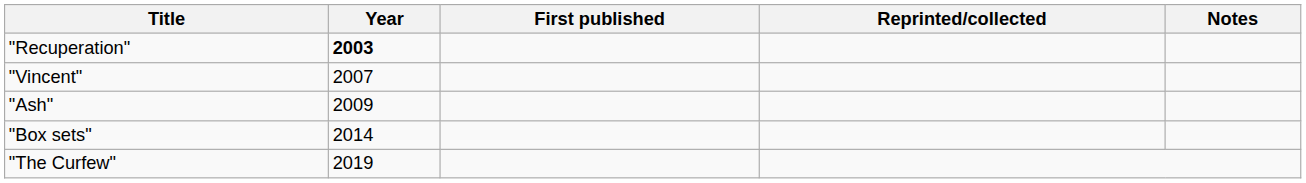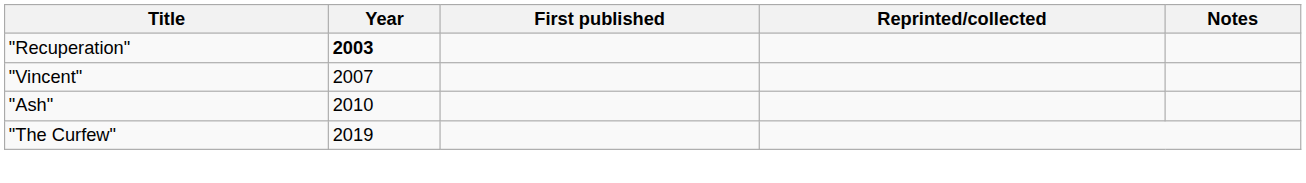(353, 105) 2009 -> (353, 105) 2010
- row: (50, 134)
